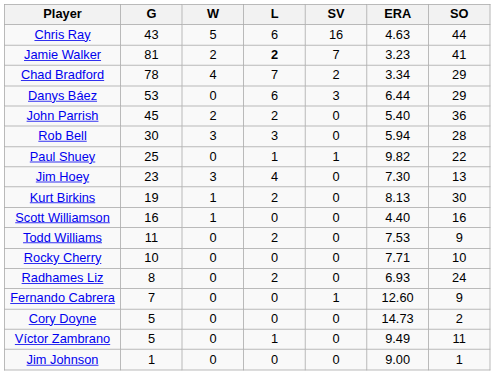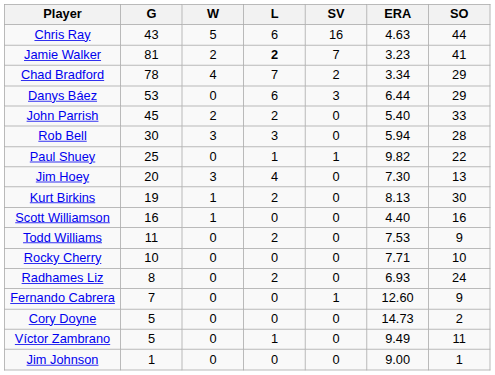(459, 116) 36 -> (459, 116) 33
(151, 177) 23 -> (151, 177) 20
